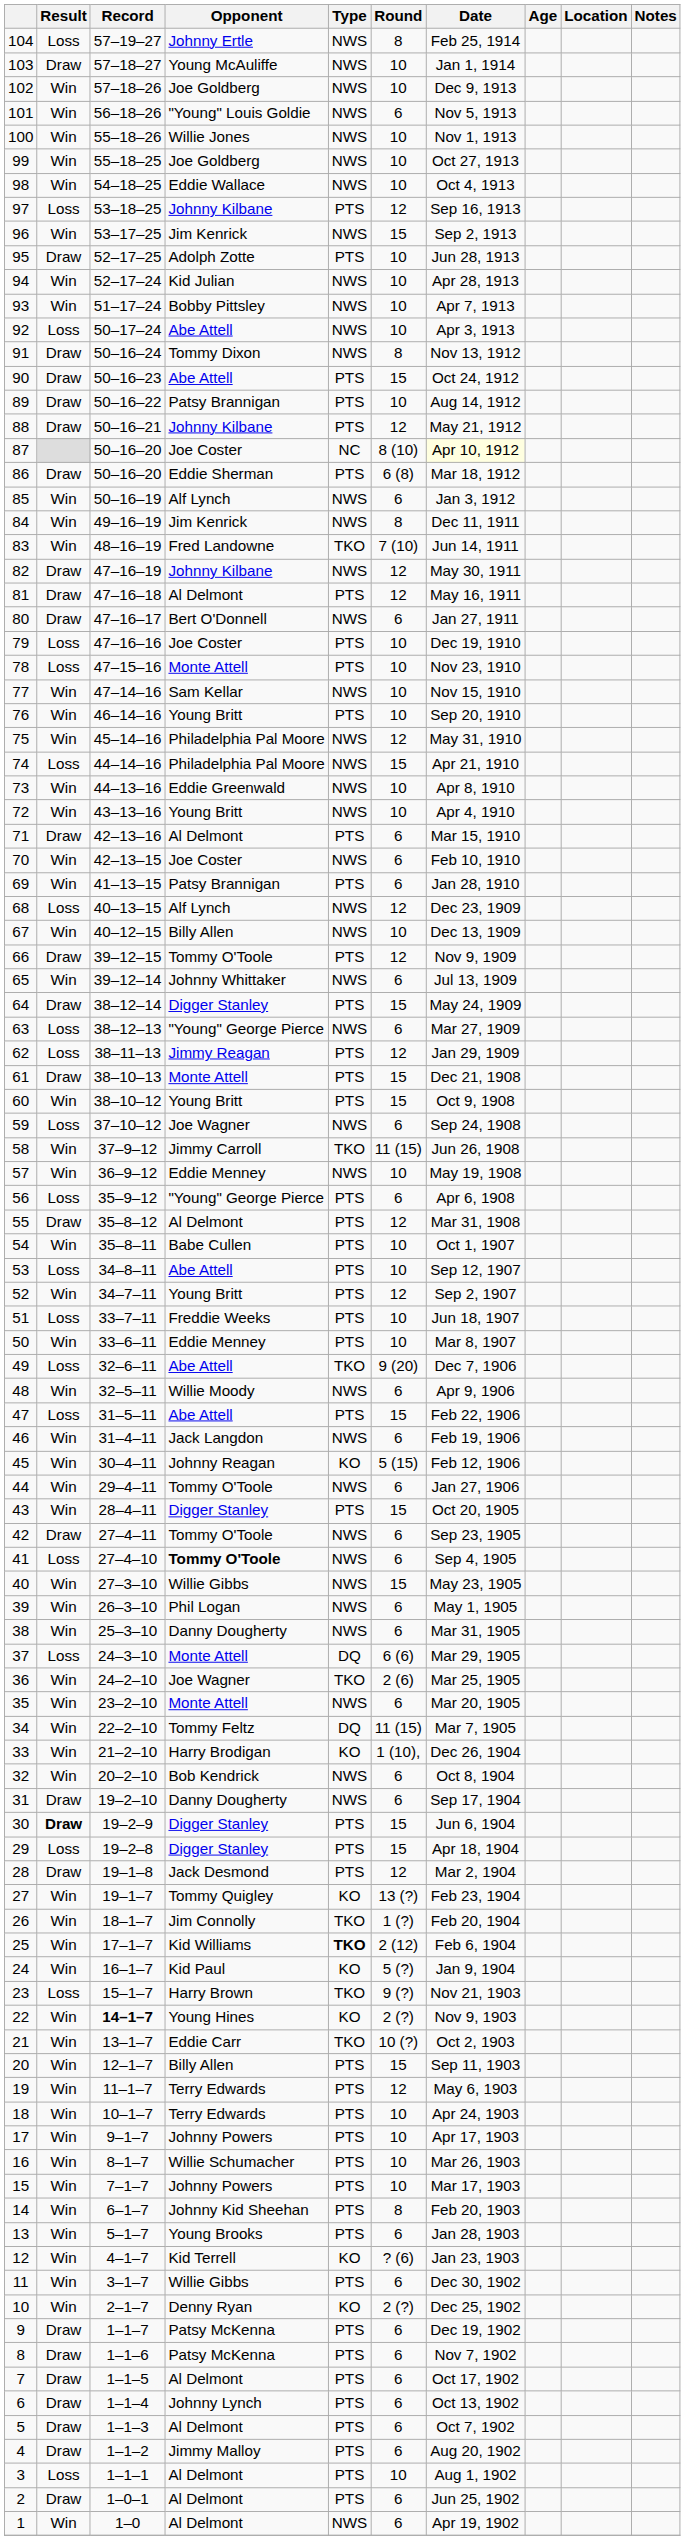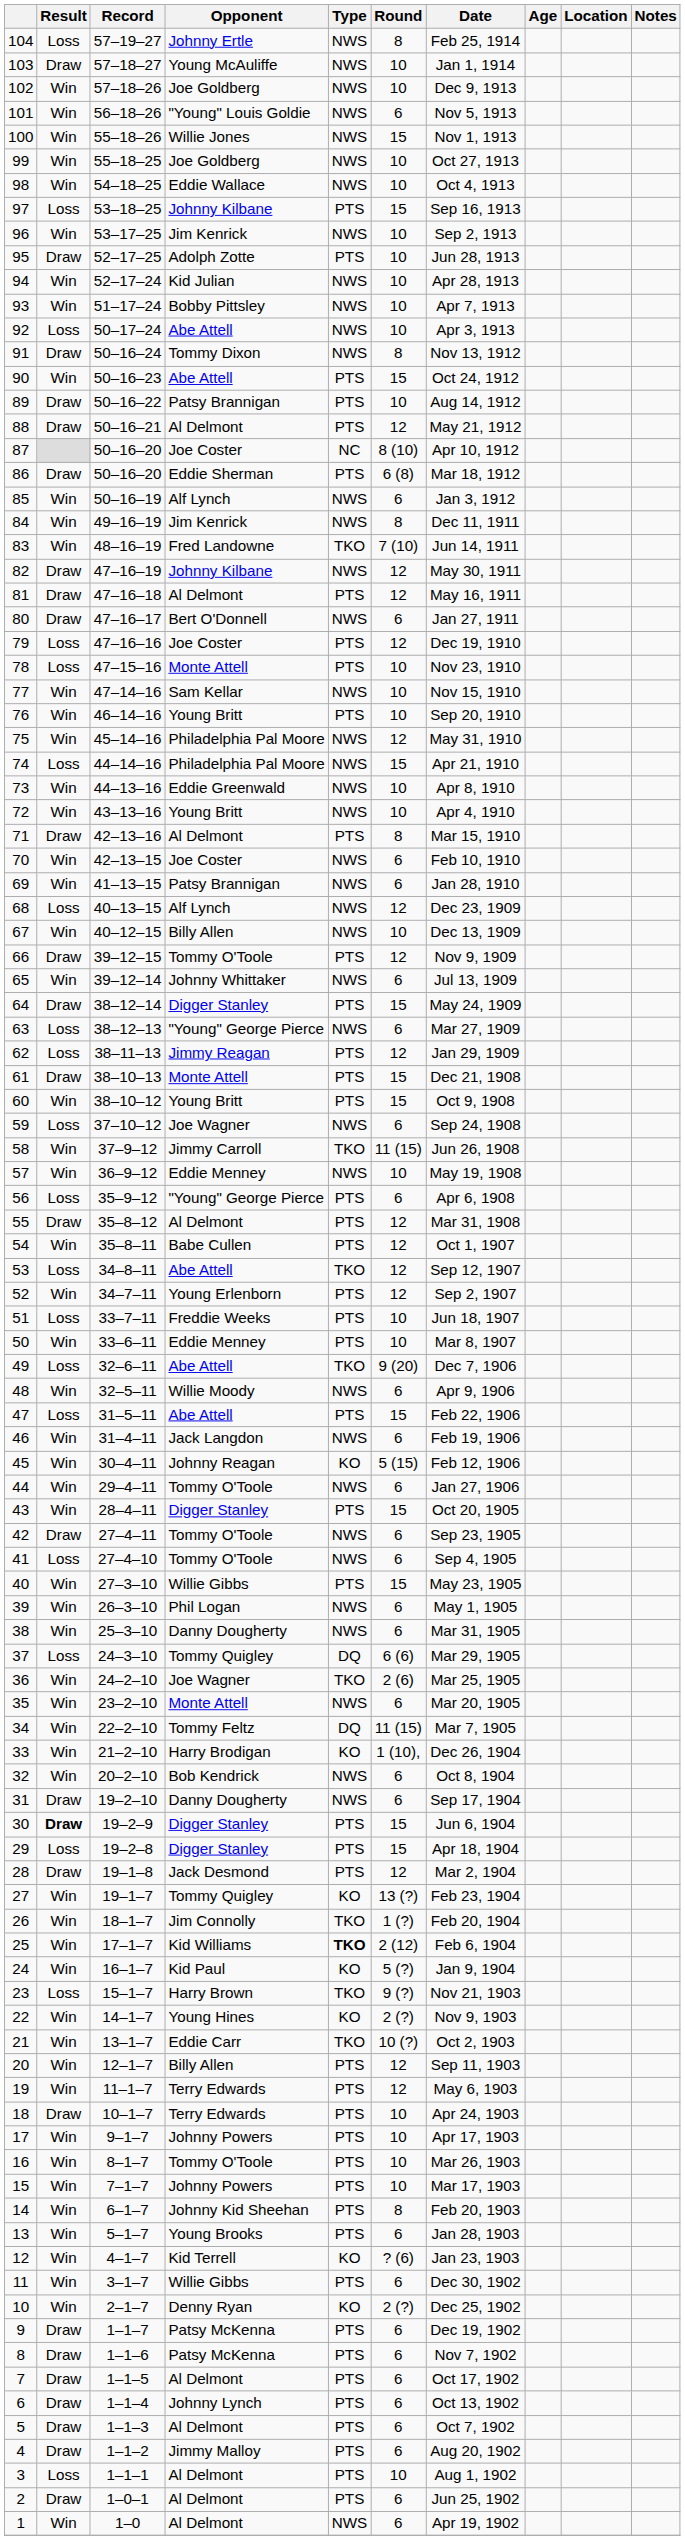(398, 137) 10 -> (398, 137) 15
(398, 209) 12 -> (398, 209) 15
(398, 233) 15 -> (398, 233) 10
(64, 378) Draw -> (64, 378) Win
(220, 426) Johnny Kilbane -> (206, 426) Al Delmont
(475, 450) lightyellow background -> (475, 450) no background
(398, 643) 10 -> (398, 643) 12
(398, 836) 6 -> (398, 836) 8
(350, 884) PTS -> (350, 884) NWS
(398, 1245) 10 -> (398, 1245) 12
(350, 1270) PTS -> (350, 1270) TKO
(398, 1270) 10 -> (398, 1270) 12
(205, 1294) Young Britt -> (225, 1294) Young Erlenborn
(224, 1559) bold -> (221, 1559) normal
(350, 1583) NWS -> (350, 1583) PTS
(208, 1655) Monte Attell -> (221, 1655) Tommy Quigley
(128, 2017) bold -> (128, 2017) normal
(398, 2065) 15 -> (398, 2065) 12
(64, 2113) Win -> (64, 2113) Draw
(231, 2162) Willie Schumacher -> (221, 2162) Tommy O'Toole
